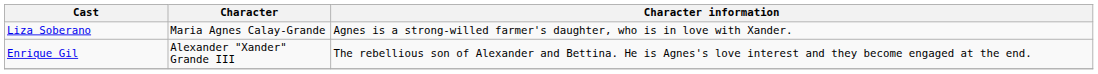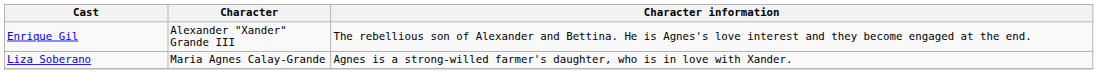rows swapped: (43, 54) <-> (49, 31)
